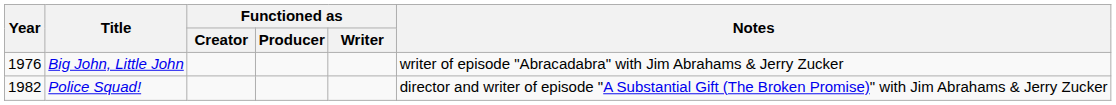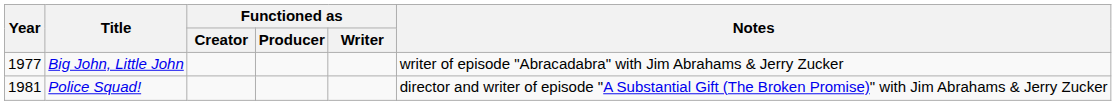(25, 64) 1976 -> (25, 64) 1977
(25, 87) 1982 -> (25, 87) 1981
